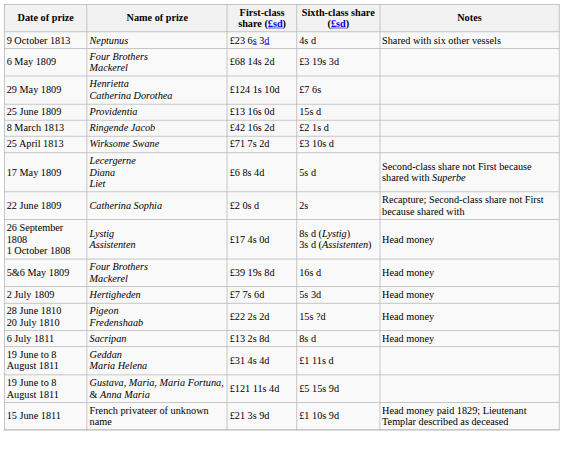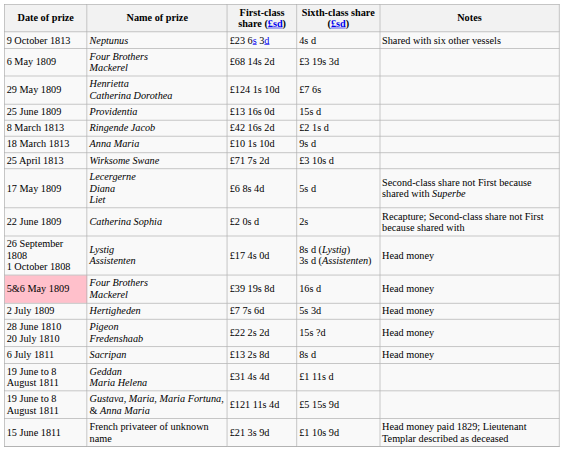+ row: (252, 144)
(38, 272) no background -> (38, 289) pink background
